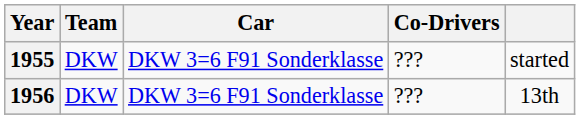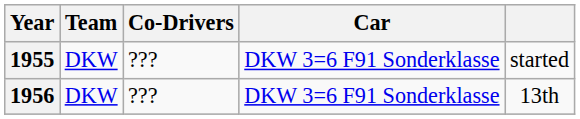columns swapped: (447, 23) <-> (256, 23)
